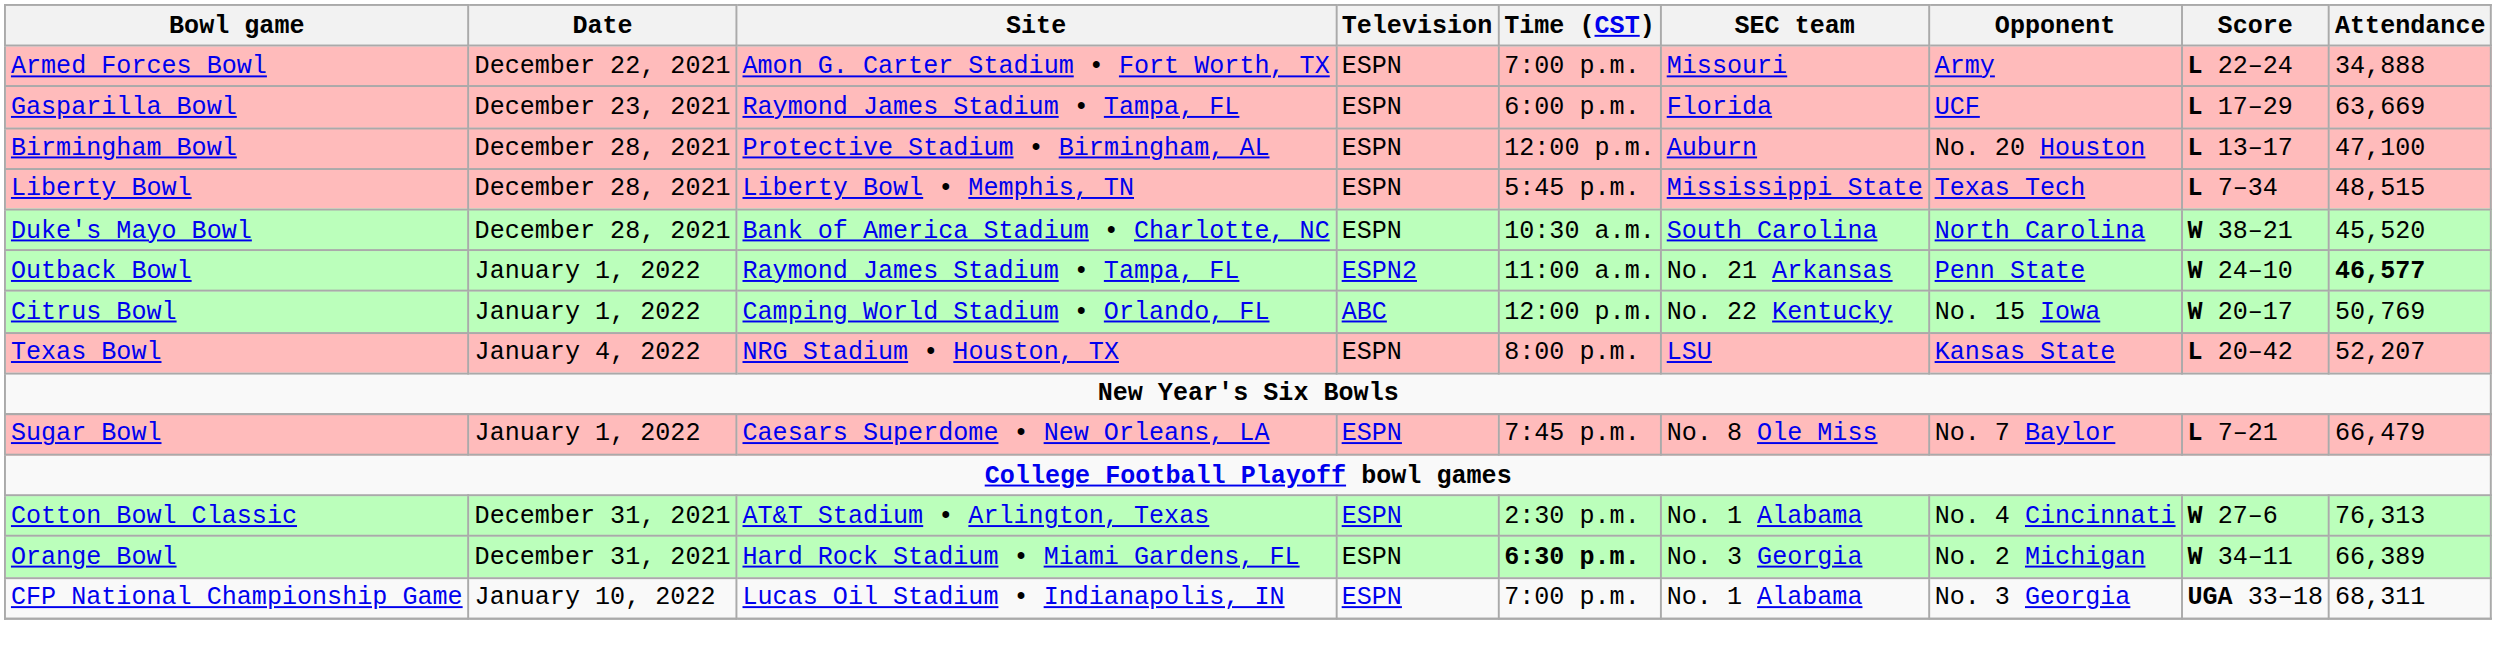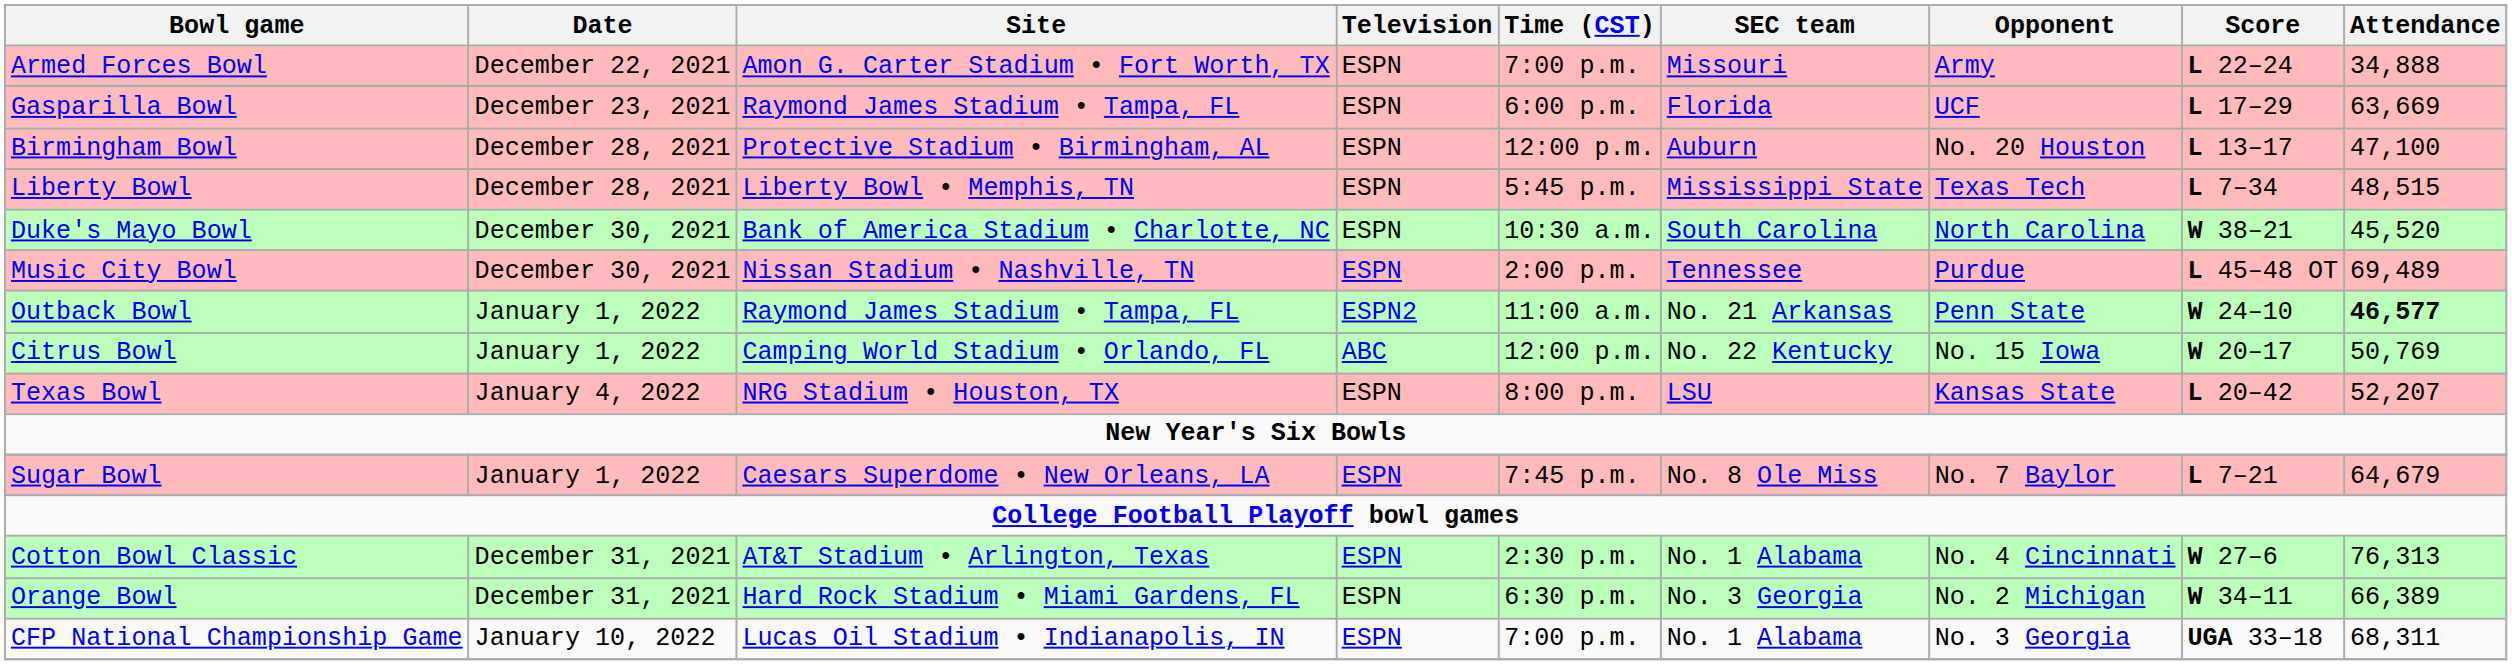(603, 230) December 28, 2021 -> (603, 230) December 30, 2021
+ row: (124, 271)
(2380, 434) 66,479 -> (2395, 475) 64,679
(1572, 557) bold -> (1572, 598) normal
